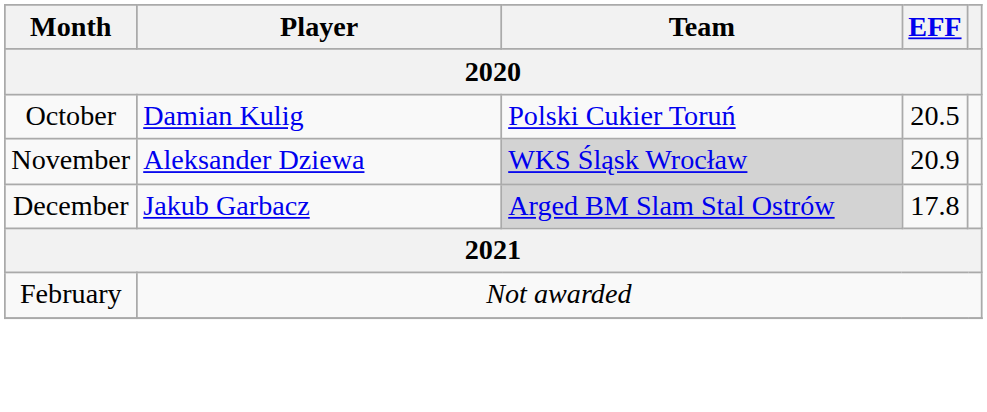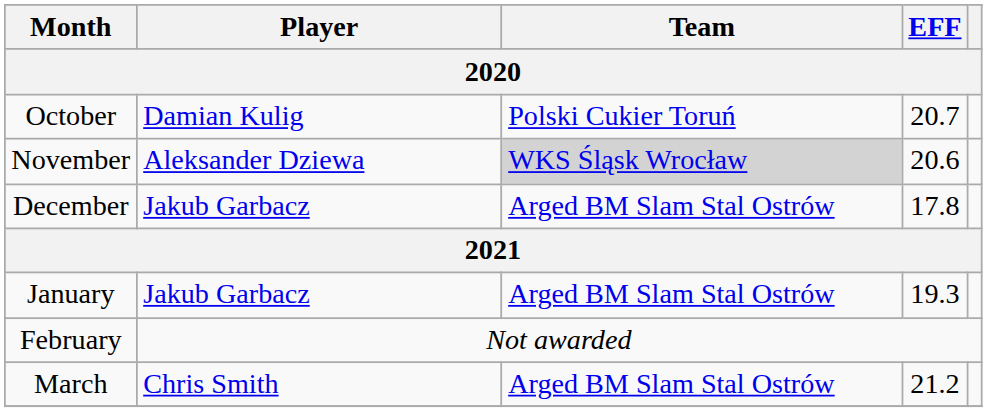(935, 116) 20.5 -> (935, 116) 20.7
(935, 160) 20.9 -> (935, 160) 20.6
(671, 205) lightgrey background -> (671, 205) no background
+ row: (71, 294)
+ row: (71, 384)
